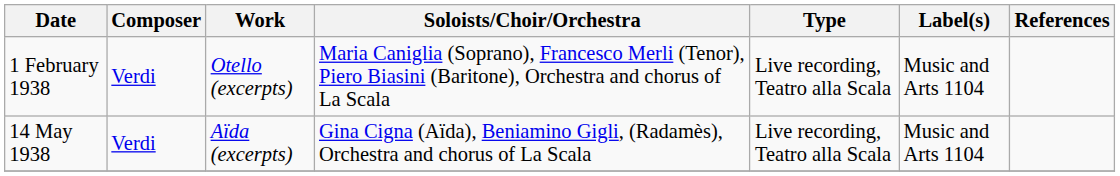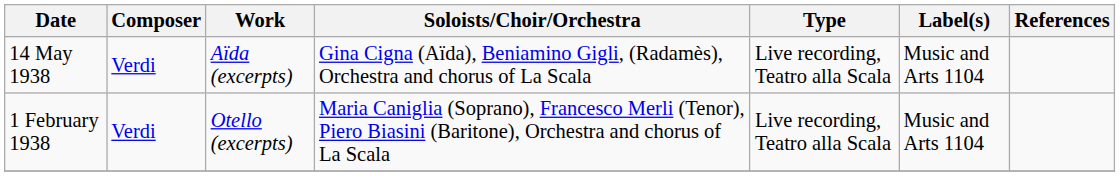rows swapped: (54, 76) <-> (41, 143)
